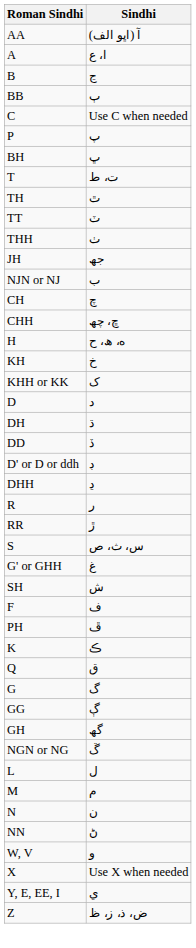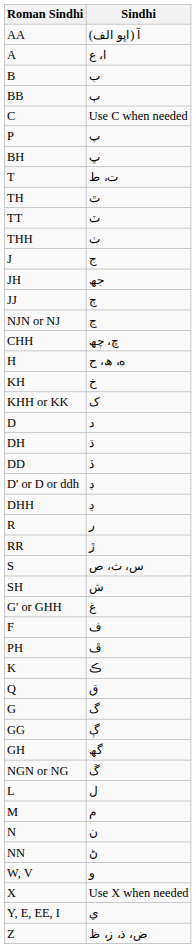(93, 75) ڃ -> (95, 75) ب
+ row: (10, 259)
+ row: (12, 299)
(95, 279) ب -> (93, 320) ڃ
- row: (16, 299)
rows swapped: (15, 586) <-> (34, 565)
